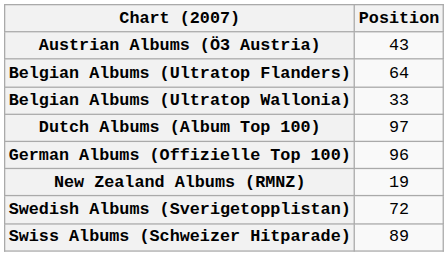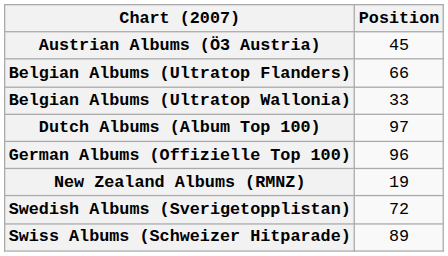(399, 46) 43 -> (399, 46) 45
(399, 73) 64 -> (399, 73) 66
